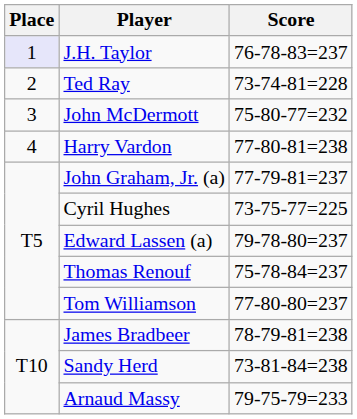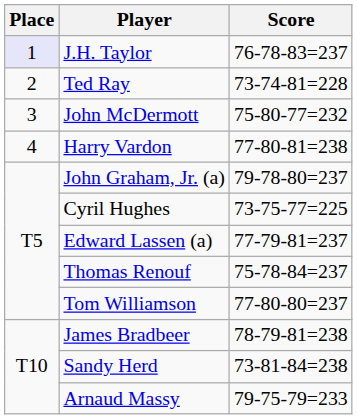(291, 177) 77-79-81=237 -> (291, 177) 79-78-80=237
(291, 240) 79-78-80=237 -> (291, 240) 77-79-81=237
